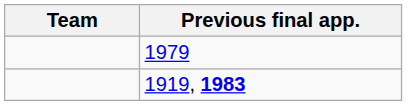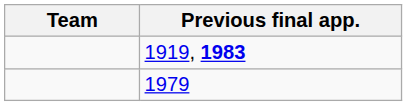rows swapped: (195, 84) <-> (167, 52)
